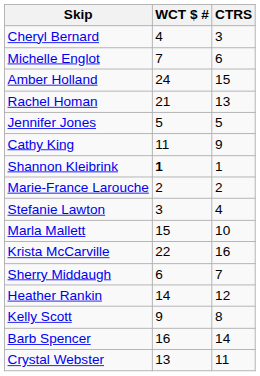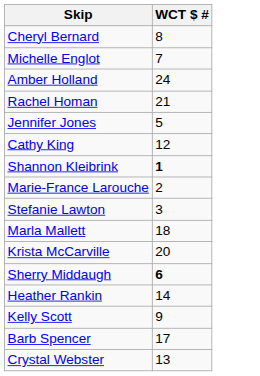- column: (234, 15)
(159, 36) 4 -> (159, 36) 8
(162, 144) 11 -> (163, 144) 12
(163, 230) 15 -> (163, 230) 18
(163, 252) 22 -> (163, 252) 20
(159, 274) normal -> (159, 274) bold
(163, 338) 16 -> (163, 338) 17
